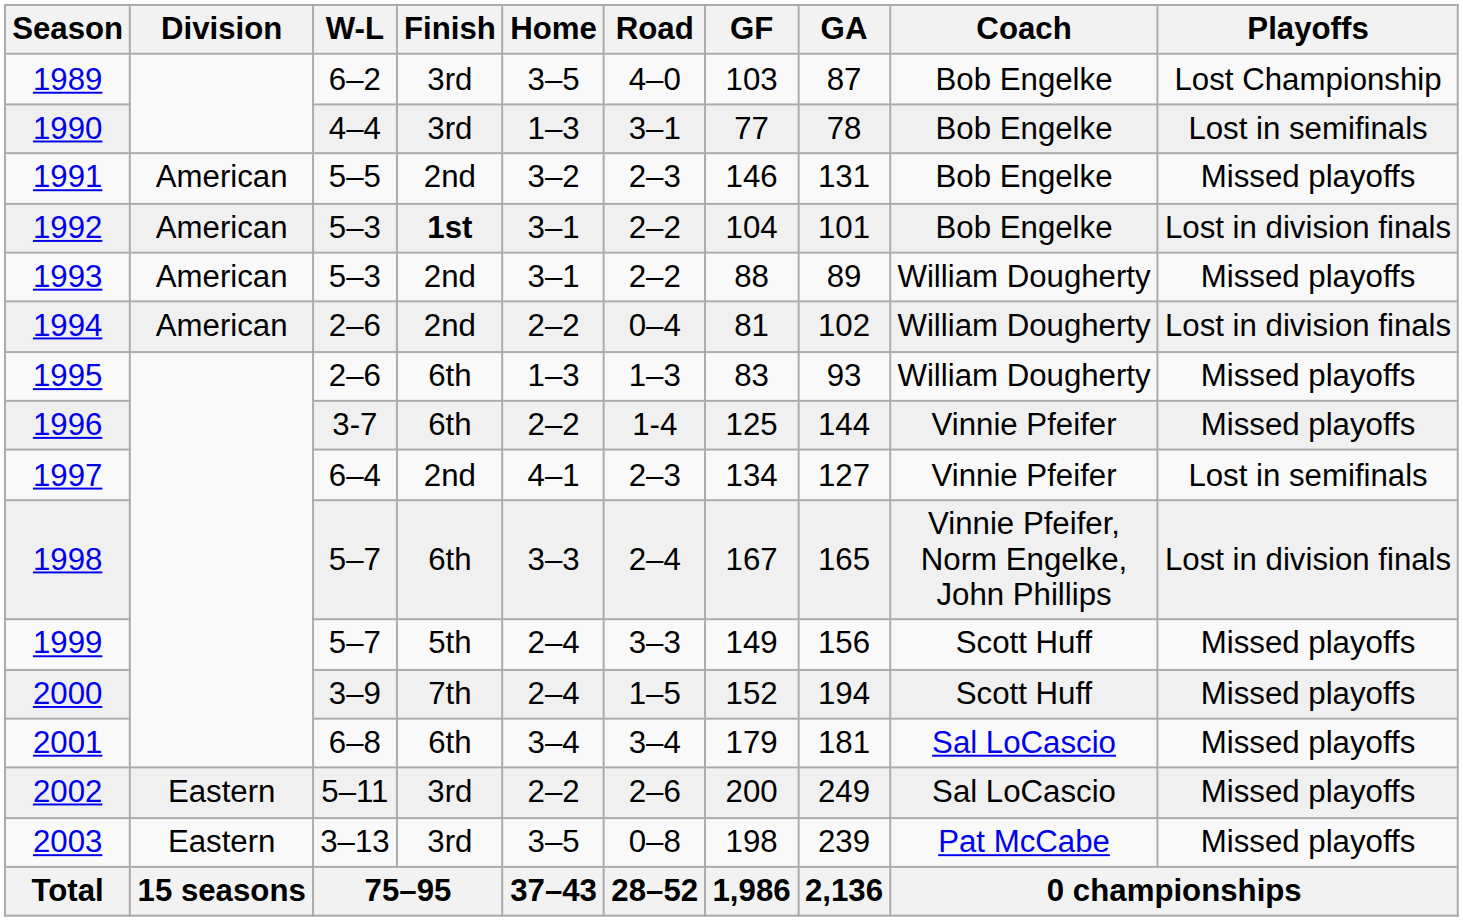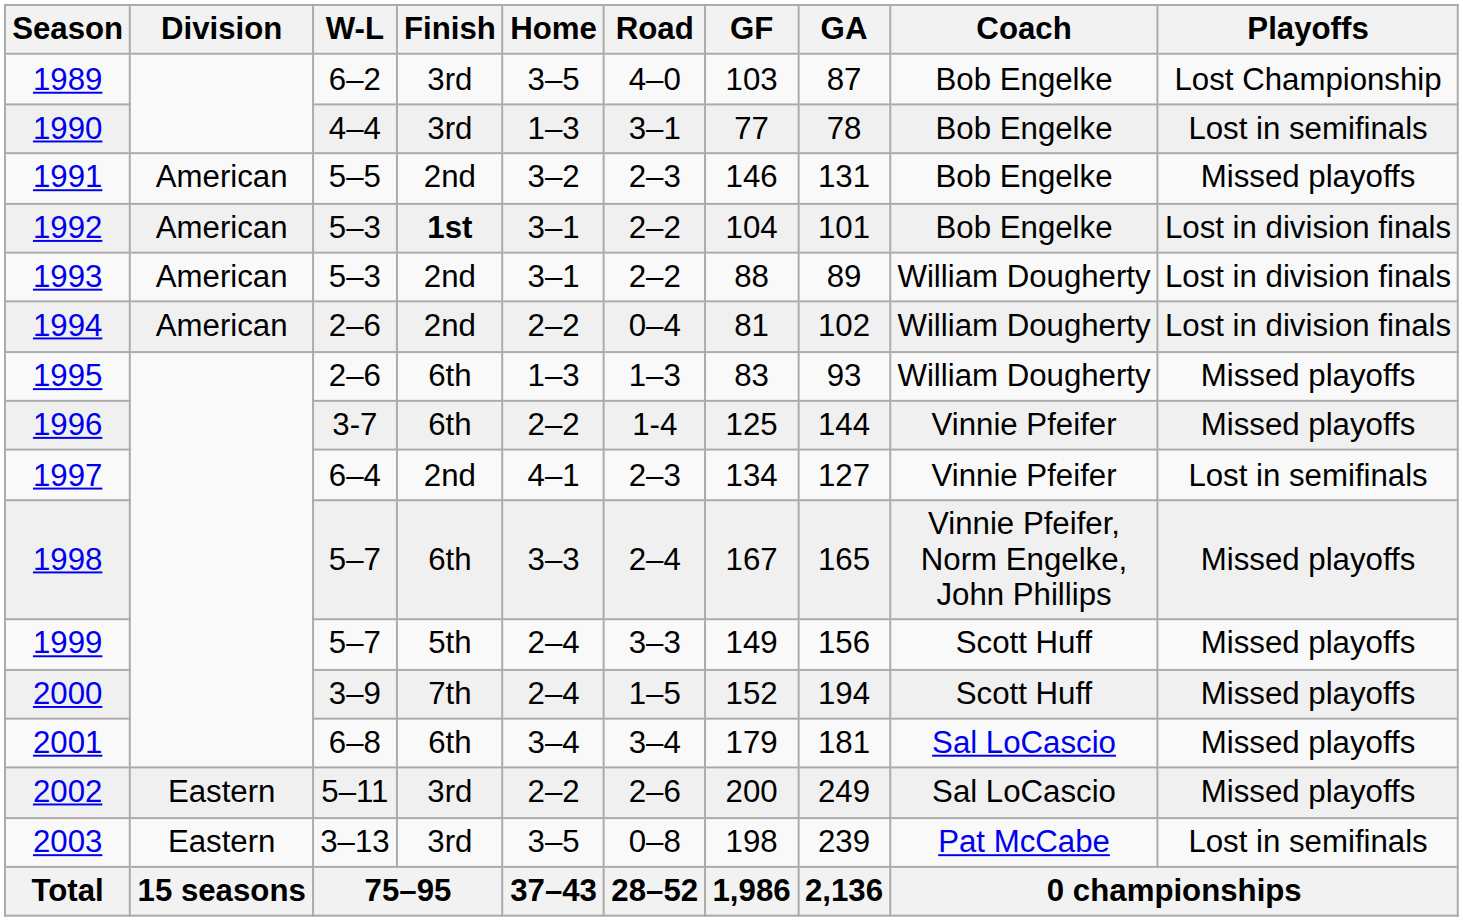(1308, 276) Missed playoffs -> (1308, 276) Lost in division finals
(1308, 559) Lost in division finals -> (1308, 559) Missed playoffs
(1308, 841) Missed playoffs -> (1308, 841) Lost in semifinals
